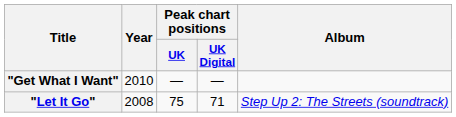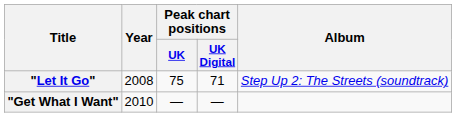rows swapped: (63, 101) <-> (63, 81)
